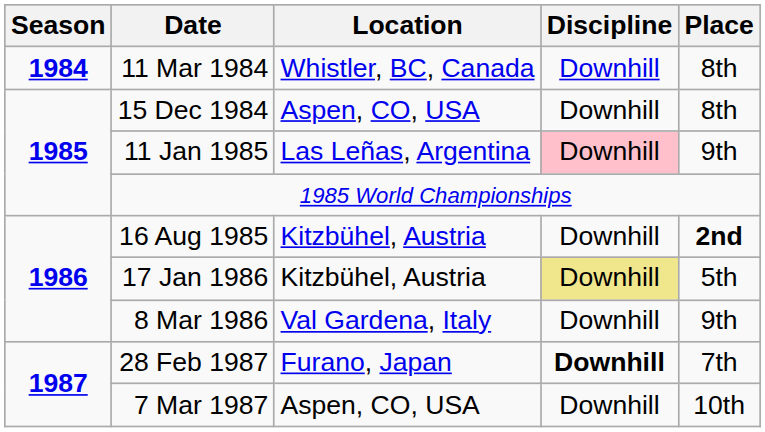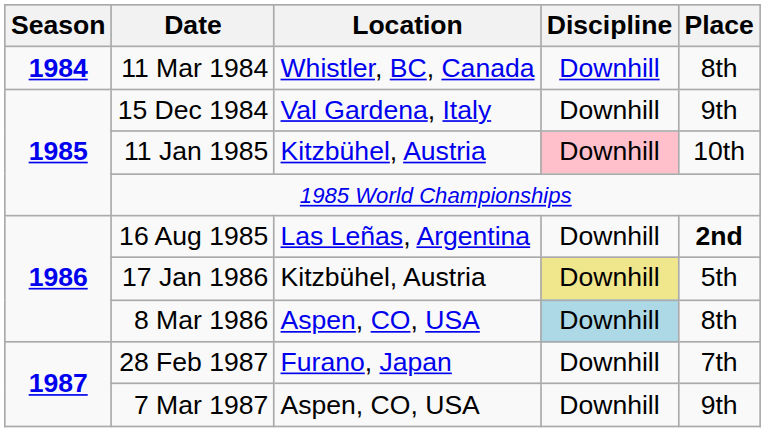(380, 109) Aspen, CO, USA -> (386, 109) Val Gardena, Italy
(719, 109) 8th -> (719, 109) 9th
(405, 151) Las Leñas, Argentina -> (383, 151) Kitzbühel, Austria
(719, 151) 9th -> (719, 151) 10th
(383, 236) Kitzbühel, Austria -> (405, 236) Las Leñas, Argentina
(386, 320) Val Gardena, Italy -> (380, 320) Aspen, CO, USA
(609, 320) no background -> (609, 320) lightblue background
(719, 320) 9th -> (719, 320) 8th
(609, 362) bold -> (609, 362) normal
(719, 404) 10th -> (719, 404) 9th
